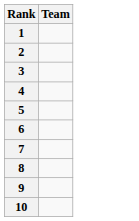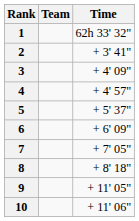+ column: (103, 14)
